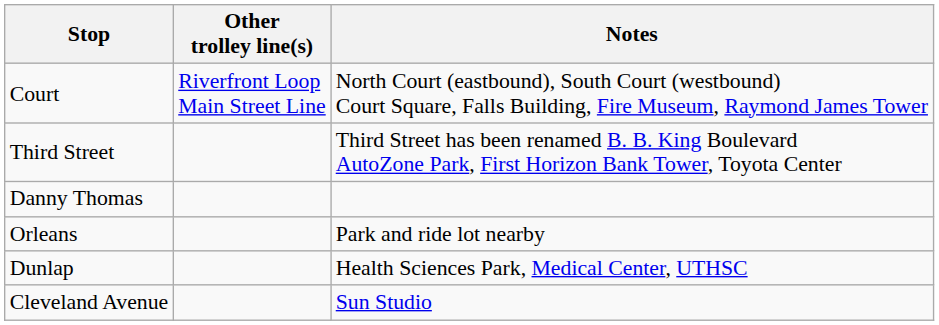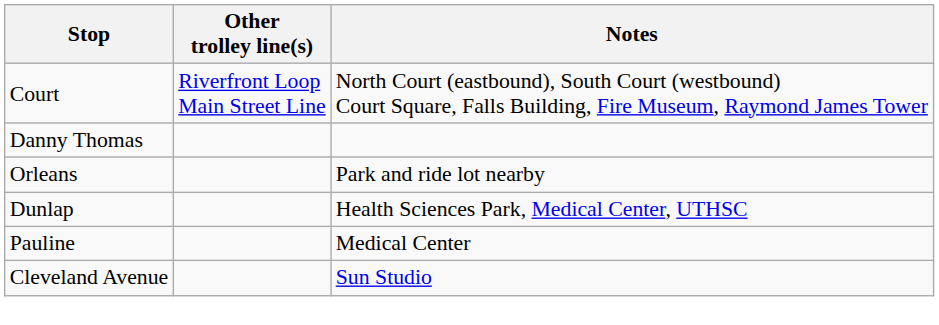- row: (62, 151)
+ row: (42, 243)
